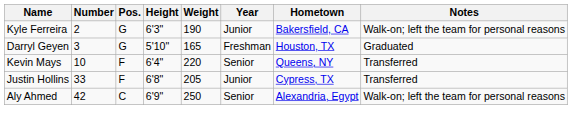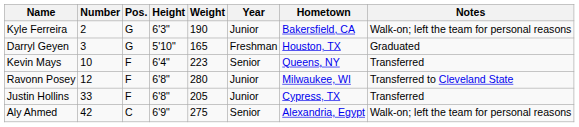(192, 63) 220 -> (199, 63) 223
+ row: (41, 79)
(192, 96) 250 -> (199, 113) 275
